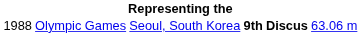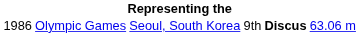(18, 26) 1988 -> (18, 26) 1986
(253, 26) bold -> (252, 26) normal
